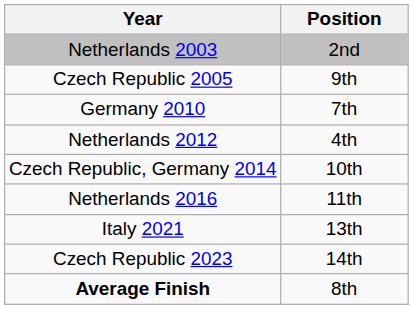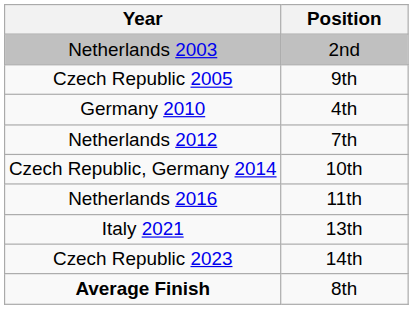(344, 109) 7th -> (344, 109) 4th
(344, 139) 4th -> (344, 139) 7th
